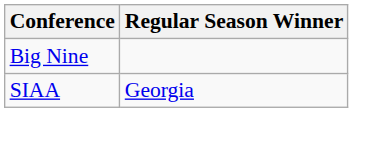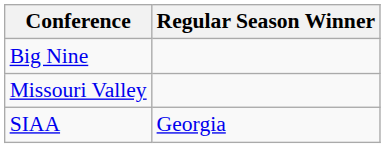+ row: (78, 90)
